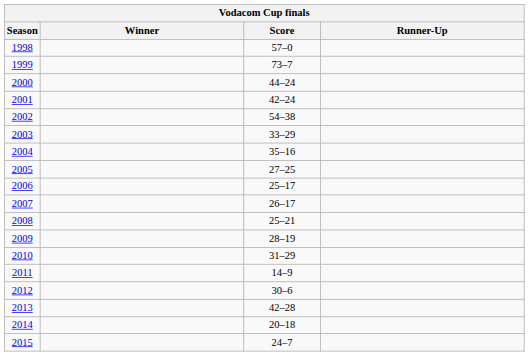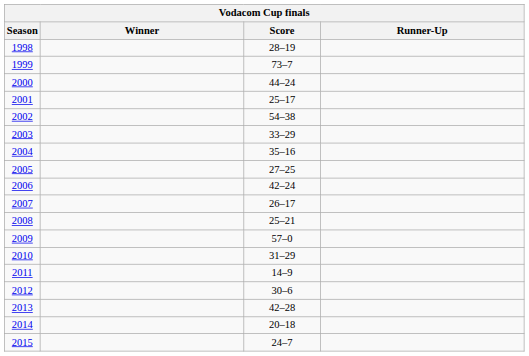(282, 48) 57–0 -> (282, 48) 28–19
(282, 100) 42–24 -> (282, 100) 25–17
(282, 186) 25–17 -> (282, 186) 42–24
(282, 238) 28–19 -> (282, 238) 57–0
